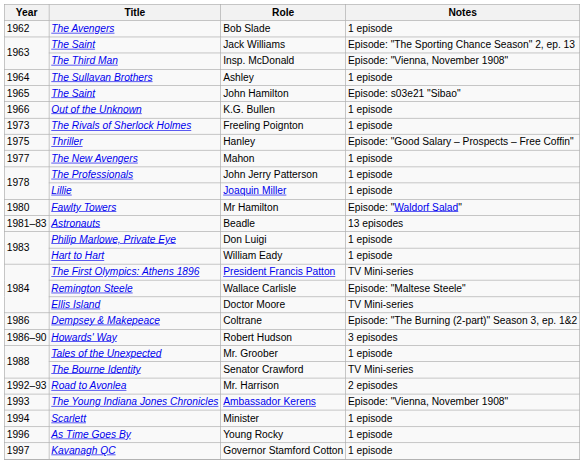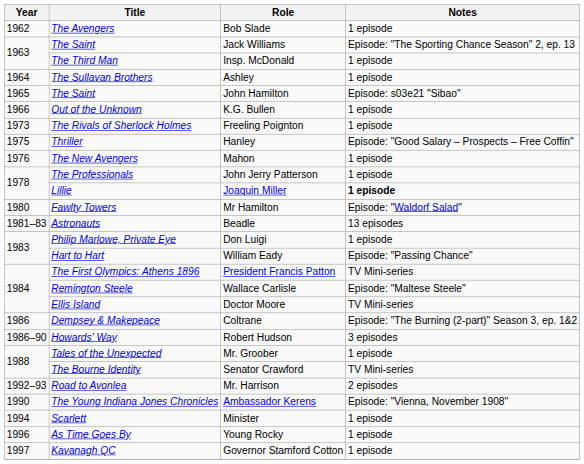(428, 61) Episode: "Vienna, November 1908" -> (370, 61) 1 episode
(18, 158) 1977 -> (18, 158) 1976
(370, 191) normal -> (372, 191) bold
(370, 256) 1 episode -> (410, 256) Episode: "Passing Chance"
(18, 402) 1993 -> (18, 402) 1990
